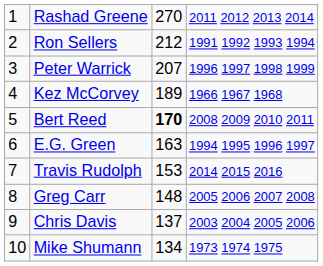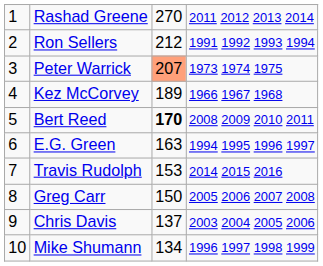(169, 68) no background -> (169, 68) lightsalmon background
(252, 69) 1996 1997 1998 1999 -> (236, 69) 1973 1974 1975
(169, 196) 148 -> (169, 196) 150
(236, 248) 1973 1974 1975 -> (252, 248) 1996 1997 1998 1999
